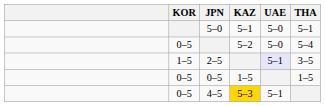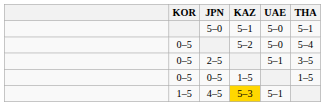(184, 61) 1–5 -> (184, 61) 0–5
(275, 61) lavender background -> (275, 61) no background
(184, 93) 0–5 -> (184, 93) 1–5
